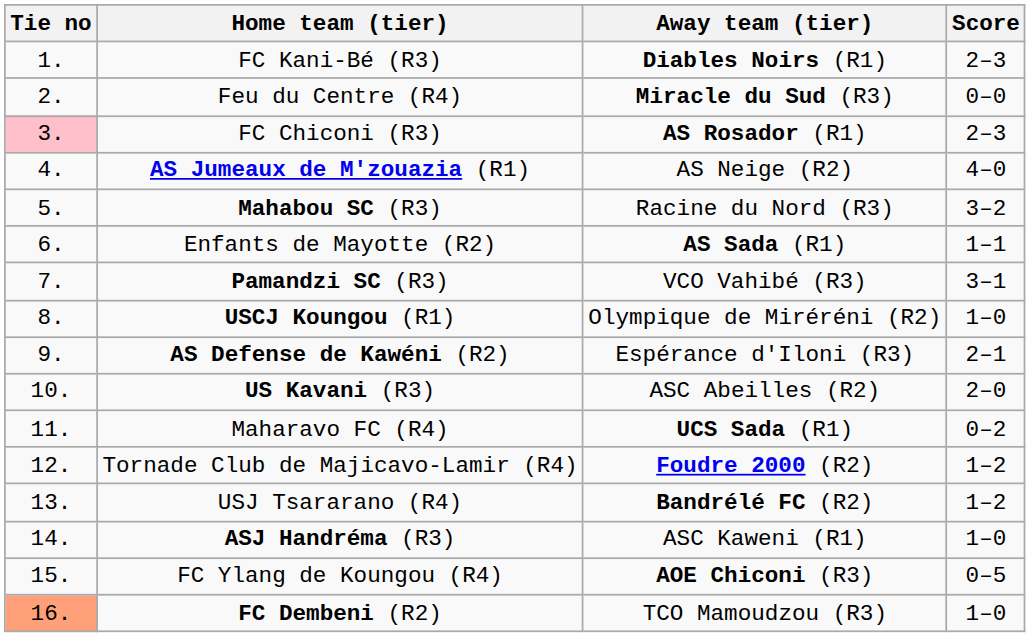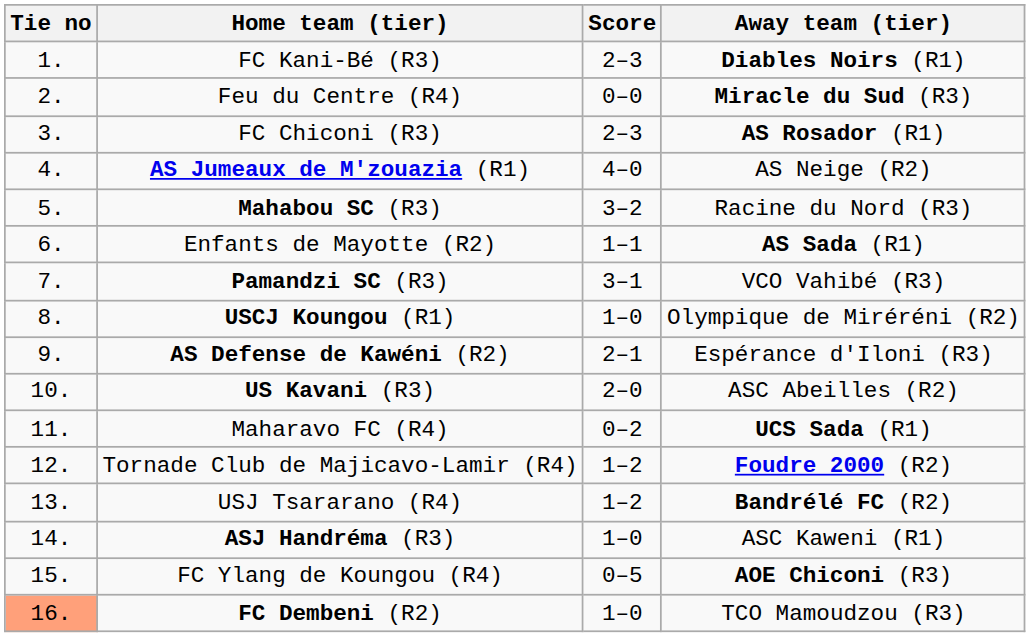columns swapped: (986, 23) <-> (765, 23)
(51, 134) pink background -> (51, 134) no background
